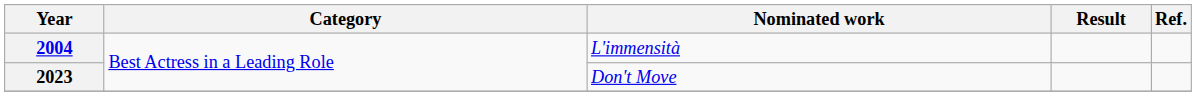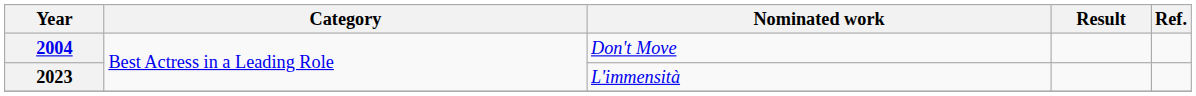(636, 47) L'immensità -> (634, 47) Don't Move
(634, 76) Don't Move -> (636, 76) L'immensità
